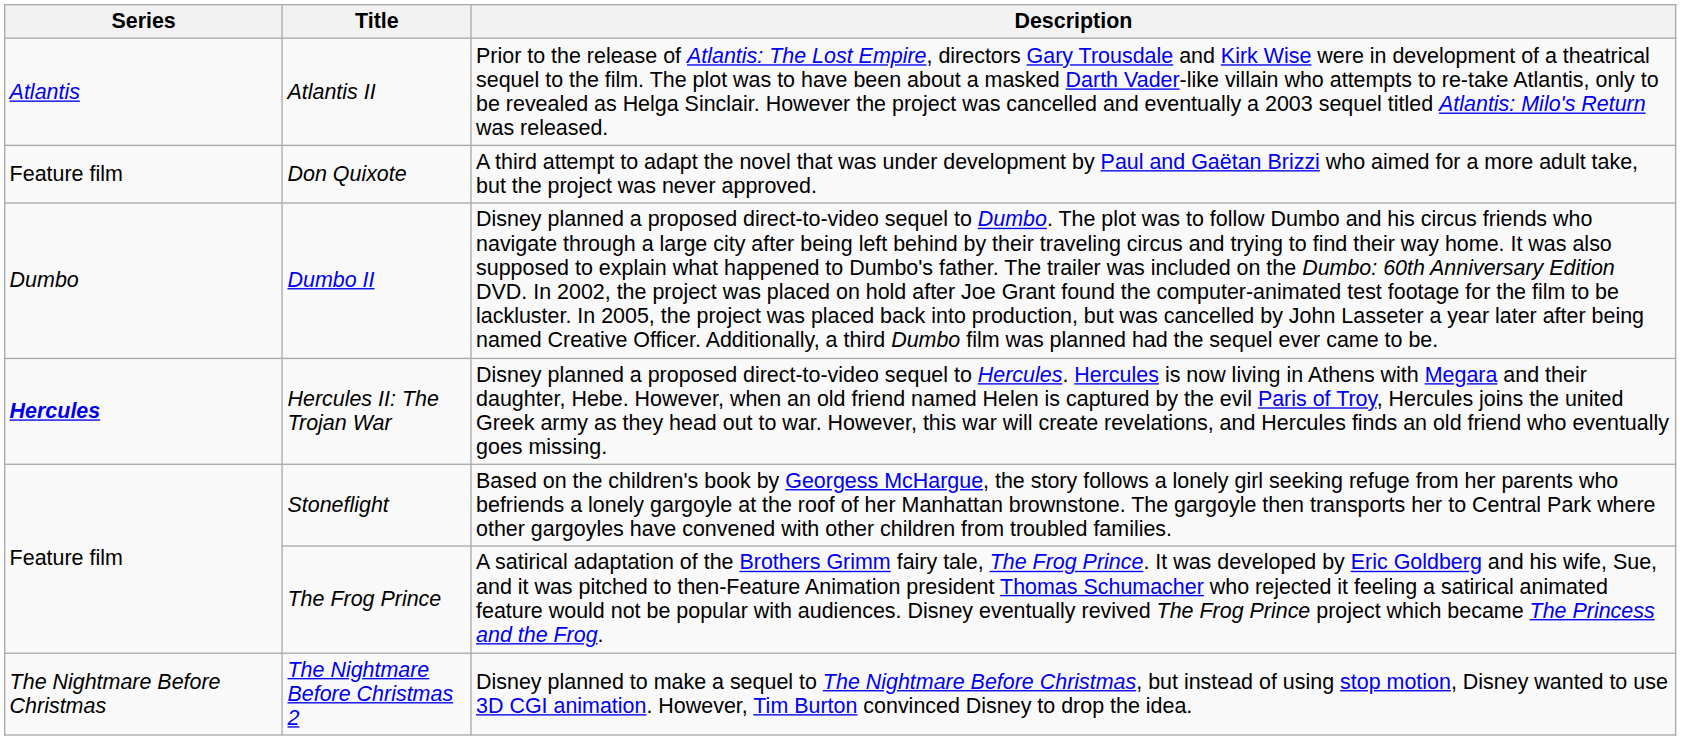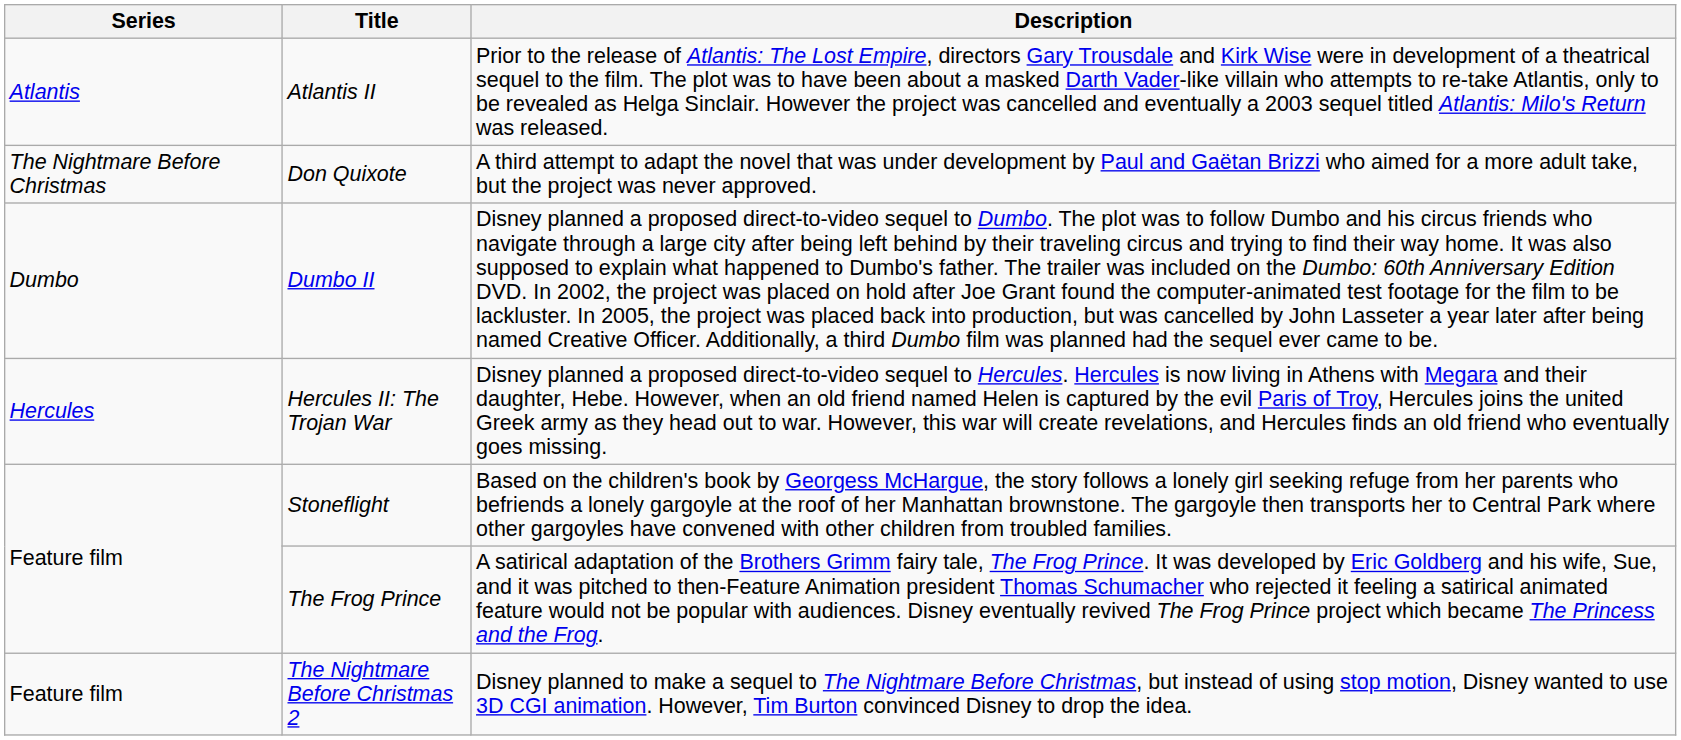(66, 173) Feature film -> (115, 173) The Nightmare Before Christmas
(55, 410) bold -> (52, 410) normal
(115, 693) The Nightmare Before Christmas -> (66, 693) Feature film
